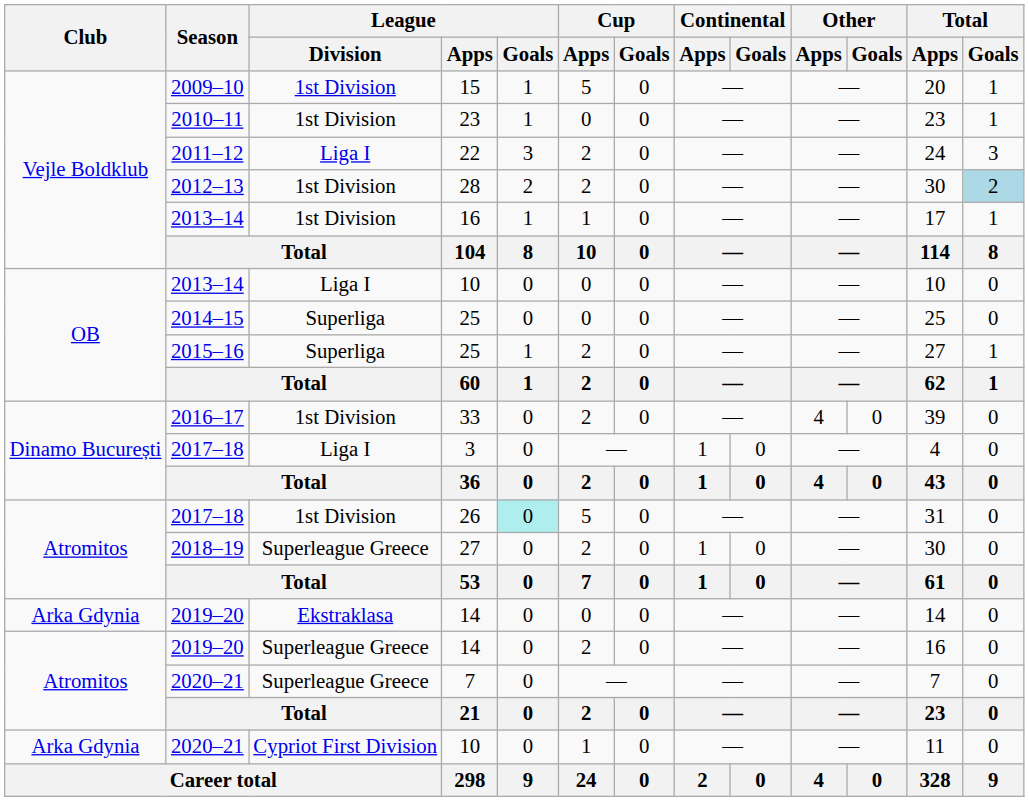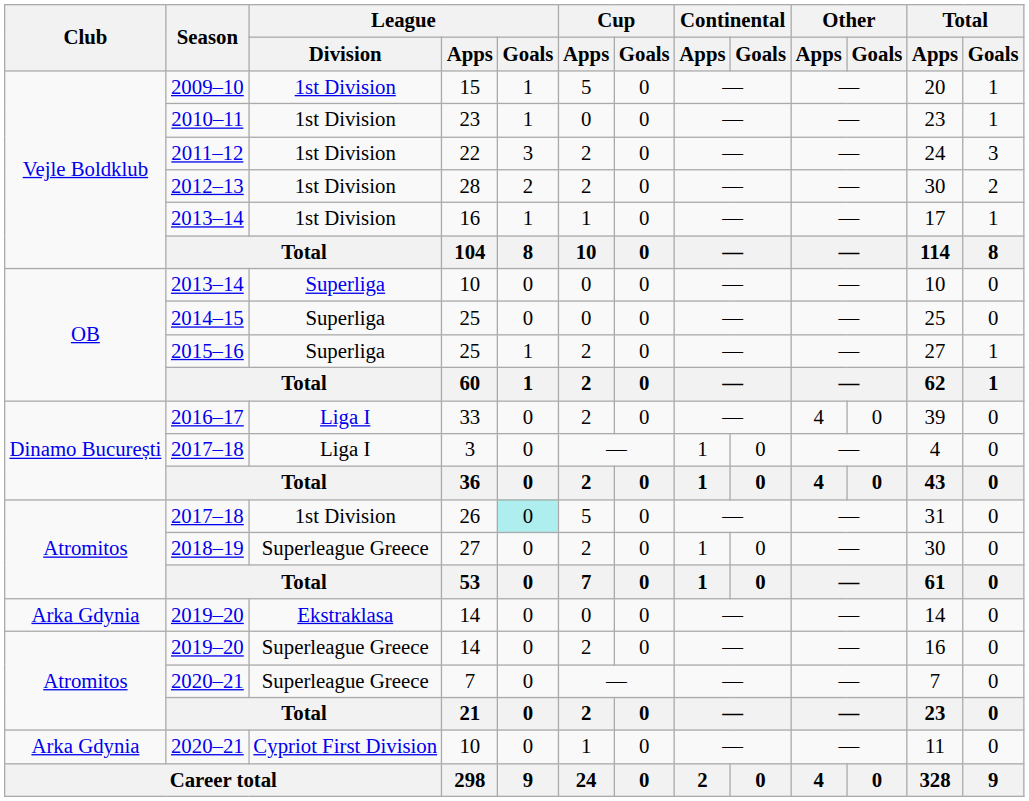(345, 152) Liga I -> (345, 152) 1st Division
(993, 185) lightblue background -> (993, 185) no background
(345, 284) Liga I -> (345, 284) Superliga
(345, 416) 1st Division -> (345, 416) Liga I
